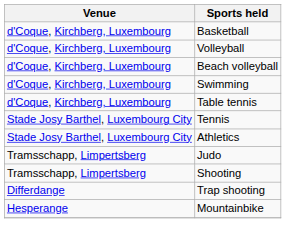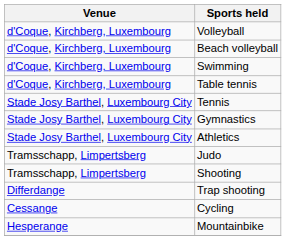- row: (223, 31)
+ row: (226, 119)
+ row: (215, 208)
